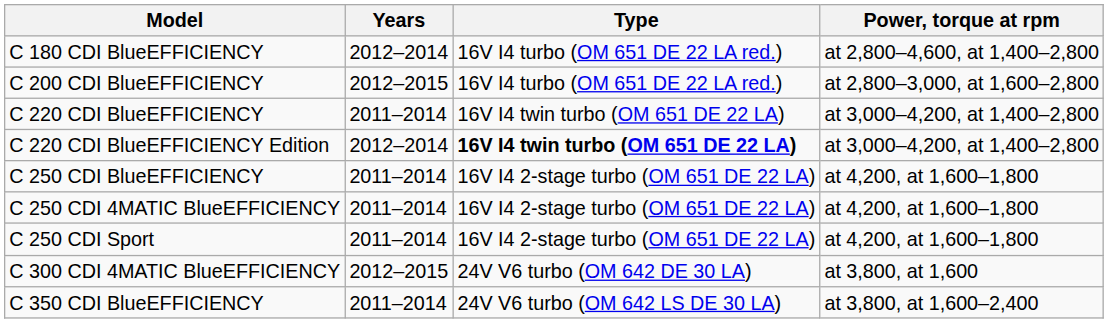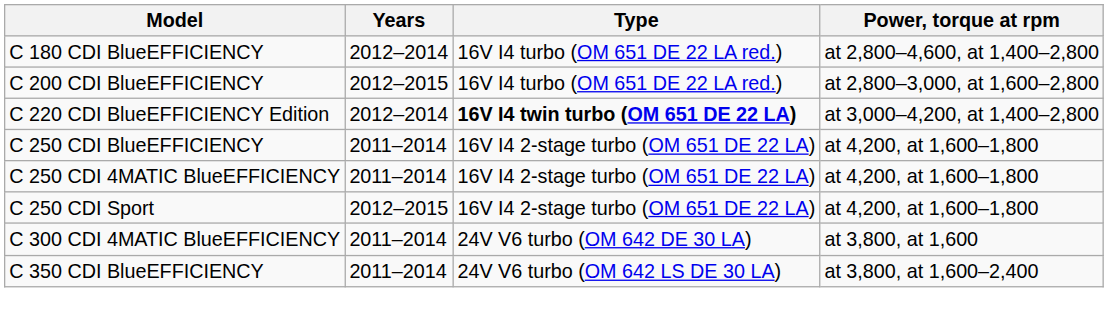- row: (137, 114)
(398, 239) 2011–2014 -> (399, 208) 2012–2015
(399, 271) 2012–2015 -> (398, 239) 2011–2014
